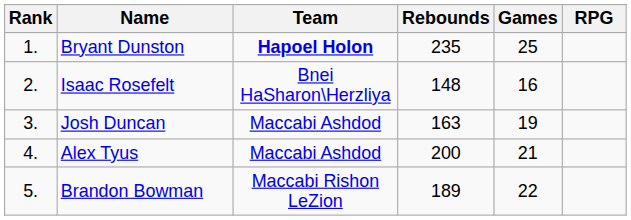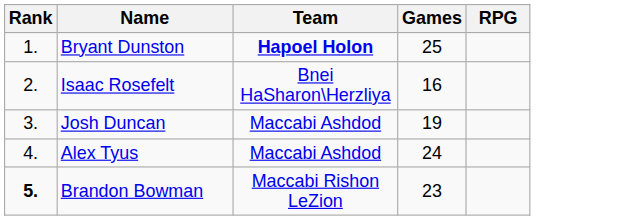- column: (446, 18)
(528, 152) 21 -> (432, 152) 24
(31, 191) normal -> (31, 191) bold
(528, 191) 22 -> (432, 191) 23
